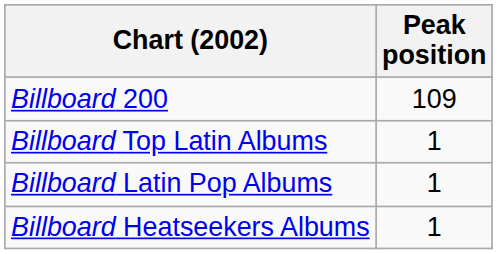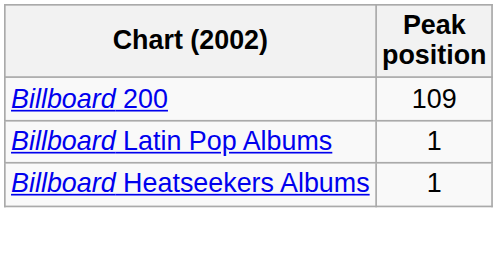- row: (169, 141)
